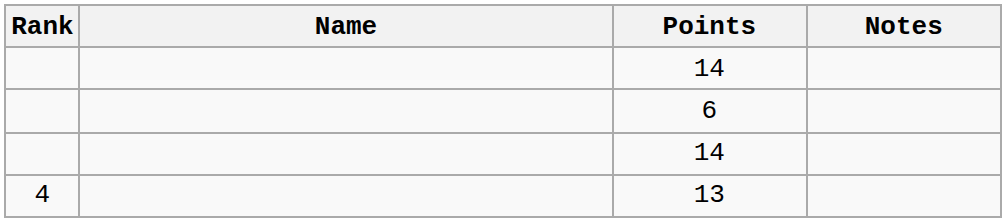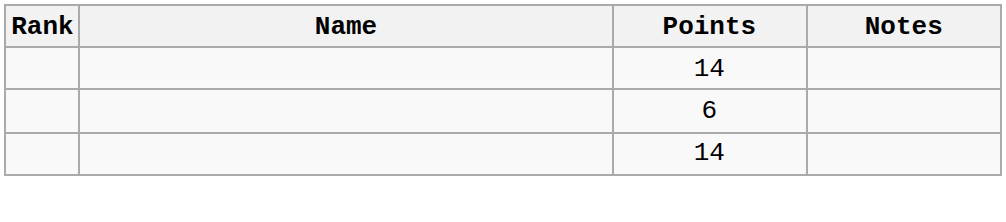- row: (42, 196)
